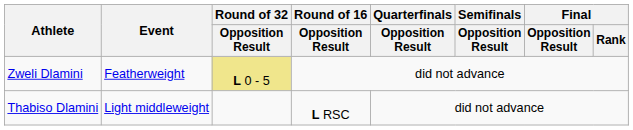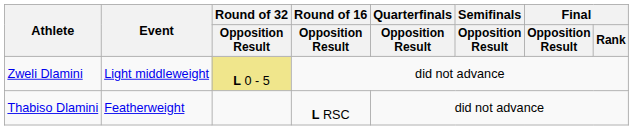(144, 74) Featherweight -> (157, 74) Light middleweight
(157, 108) Light middleweight -> (144, 108) Featherweight
